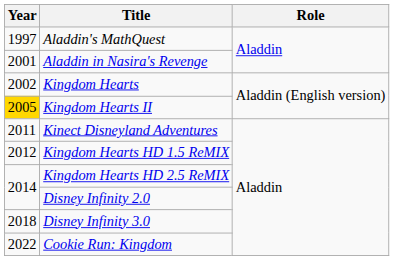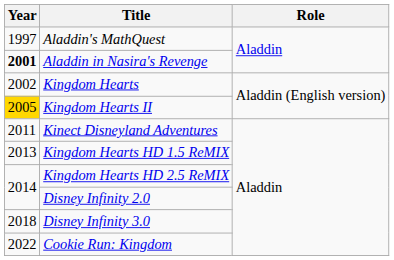(22, 61) normal -> (22, 61) bold
(22, 152) 2012 -> (22, 152) 2013
